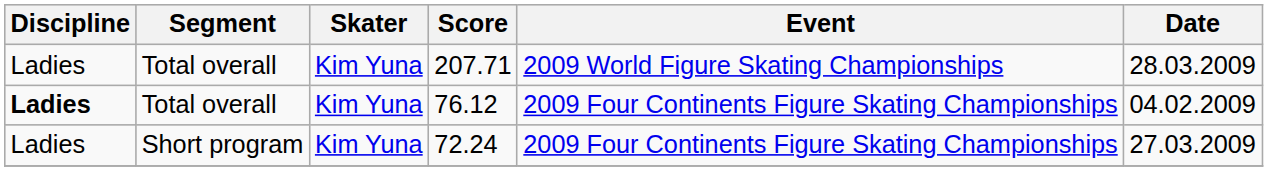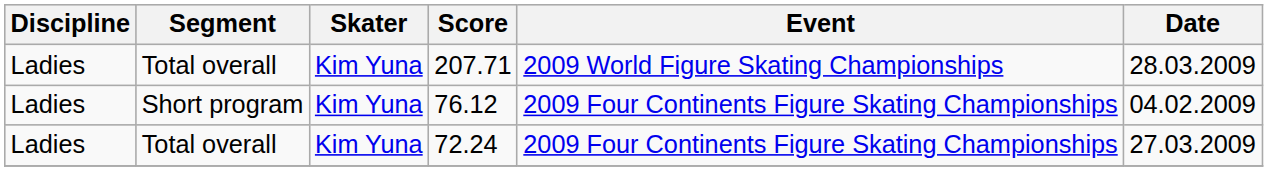(51, 104) bold -> (48, 104) normal
(209, 104) Total overall -> (222, 104) Short program
(222, 144) Short program -> (209, 144) Total overall
